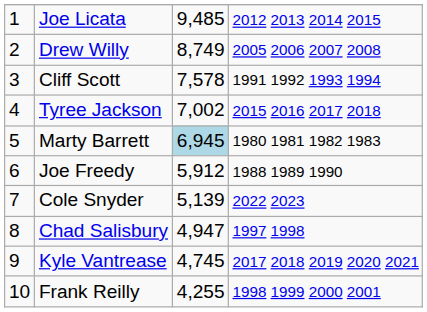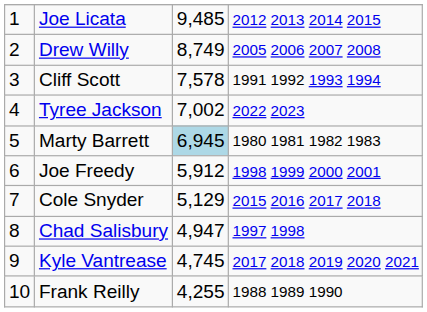(307, 110) 2015 2016 2017 2018 -> (268, 110) 2022 2023
(288, 171) 1988 1989 1990 -> (307, 171) 1998 1999 2000 2001
(201, 200) 5,139 -> (201, 200) 5,129
(268, 201) 2022 2023 -> (307, 201) 2015 2016 2017 2018
(307, 291) 1998 1999 2000 2001 -> (288, 291) 1988 1989 1990
